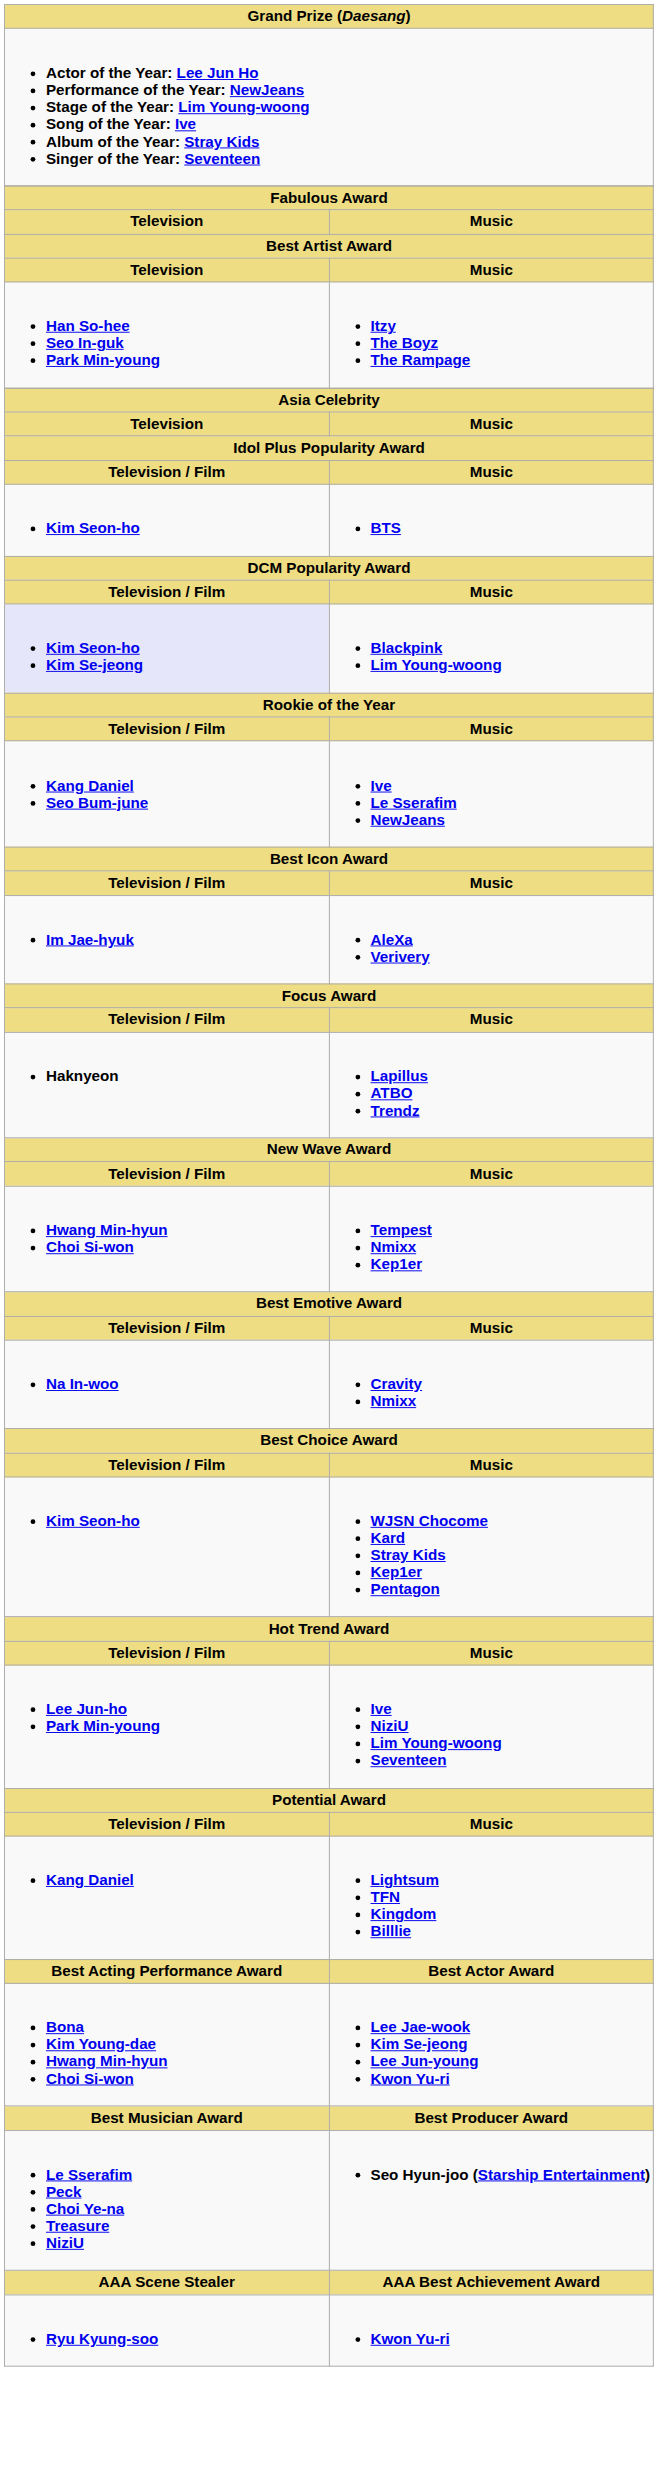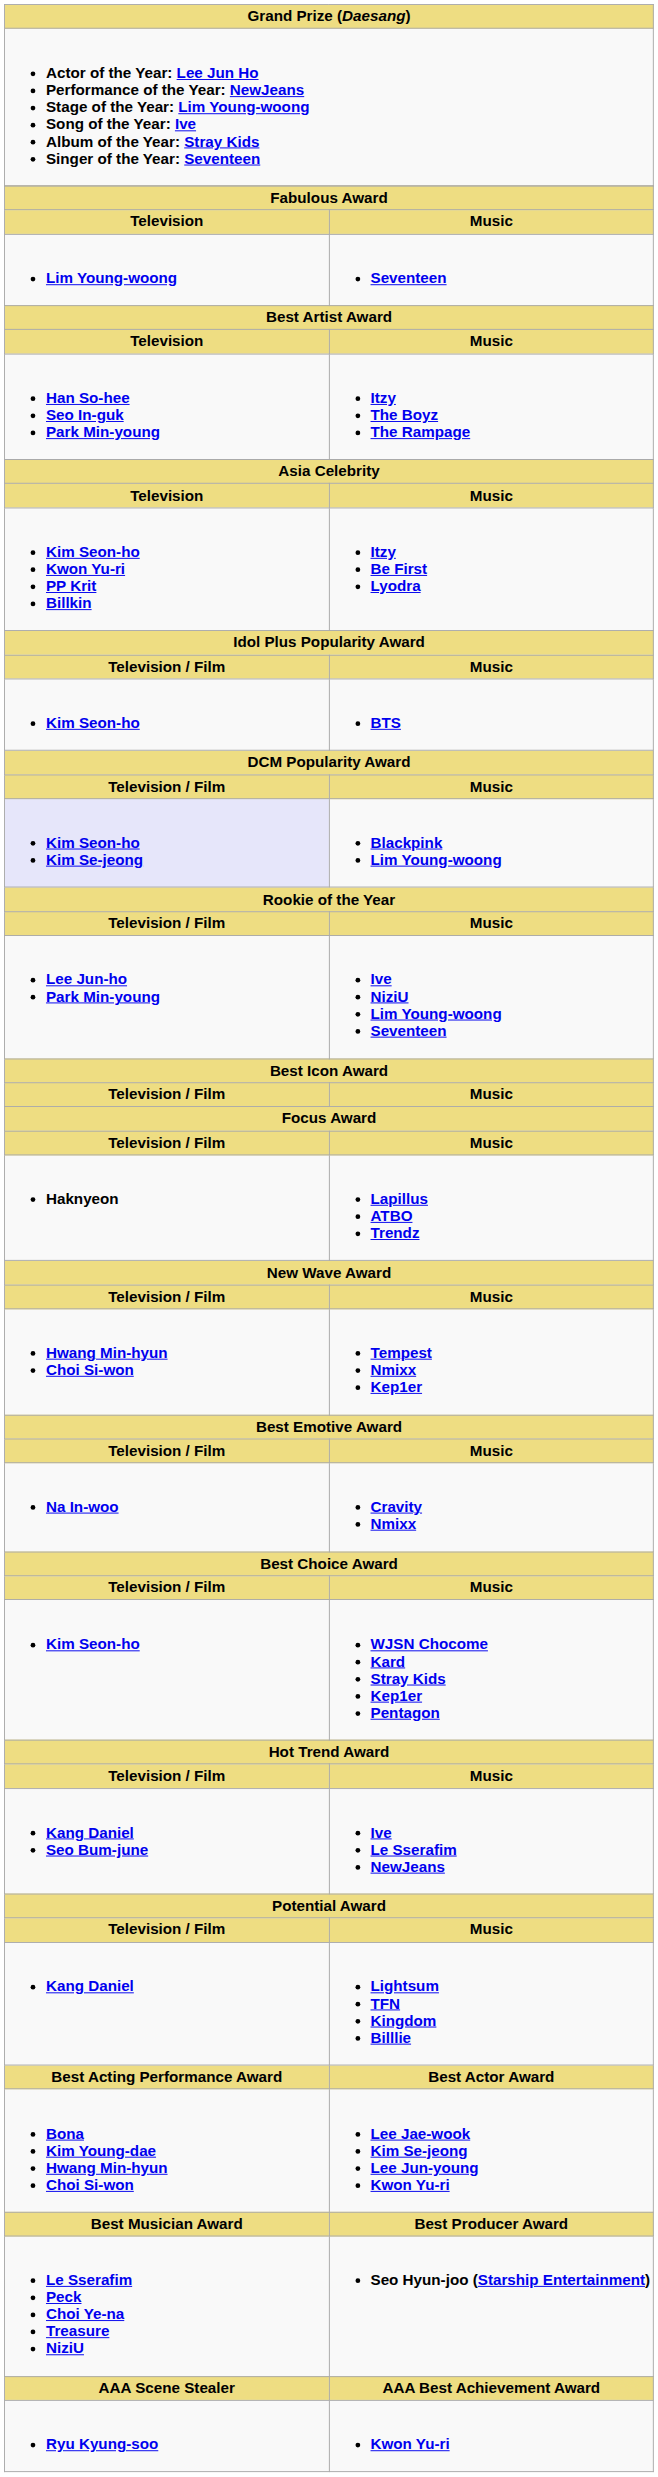+ row: (491, 278)
+ row: (491, 569)
rows swapped: (491, 803) <-> (491, 1735)
- row: (491, 948)
